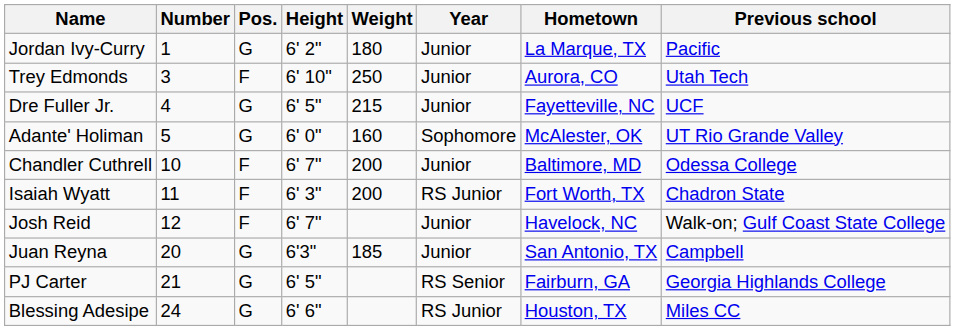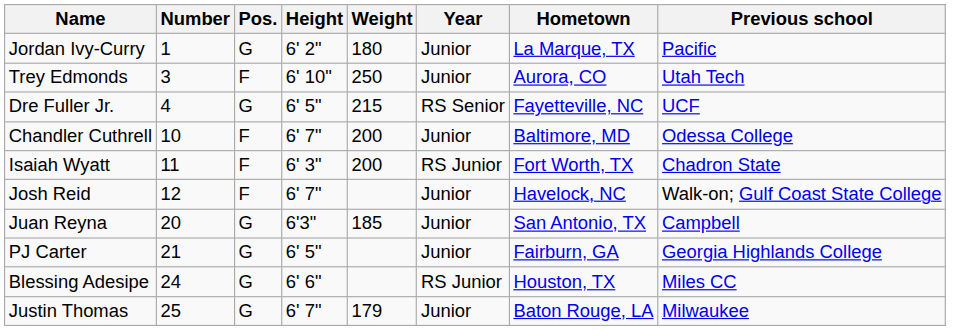(446, 106) Junior -> (463, 106) RS Senior
- row: (76, 135)
(463, 281) RS Senior -> (446, 252) Junior
+ row: (68, 310)
